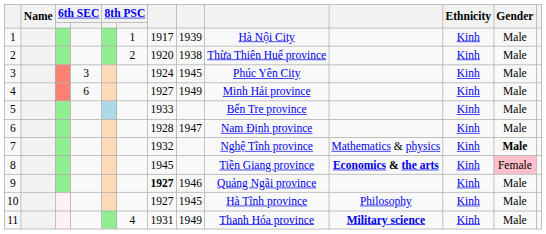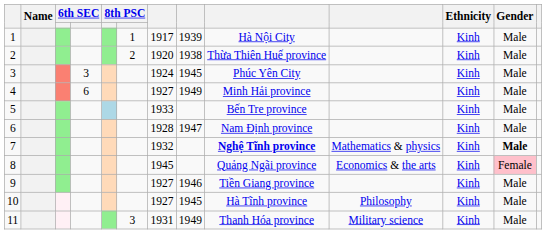(267, 146) normal -> (267, 146) bold
(267, 165) Tiền Giang province -> (267, 165) Quảng Ngãi province
(386, 165) bold -> (386, 165) normal
(162, 183) bold -> (162, 183) normal
(267, 183) Quảng Ngãi province -> (267, 183) Tiền Giang province
(132, 219) 4 -> (132, 219) 3
(386, 219) bold -> (386, 219) normal
